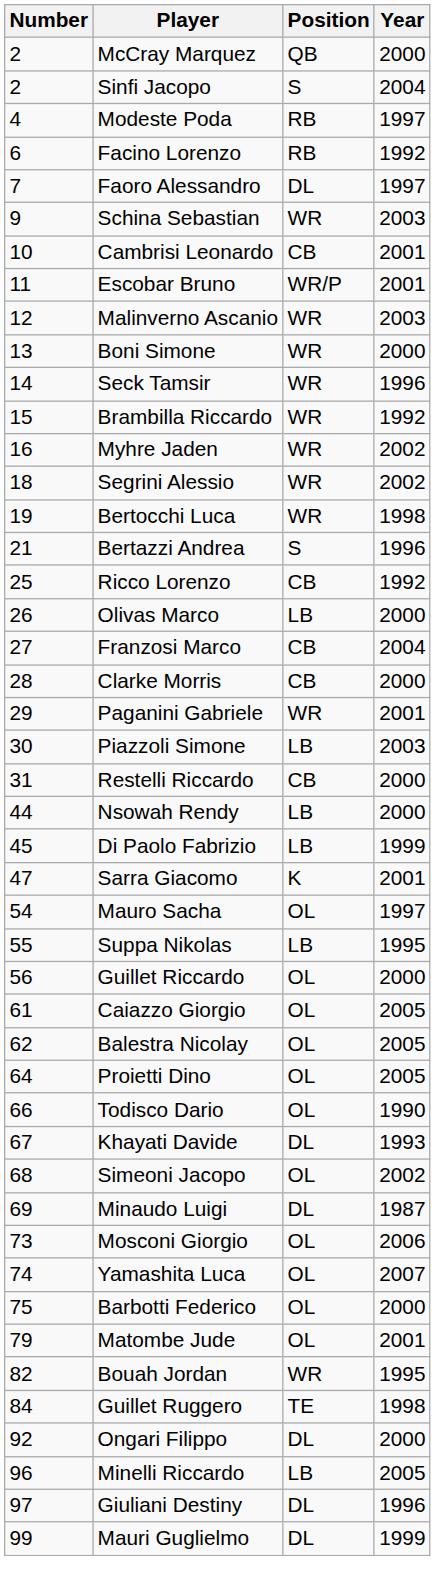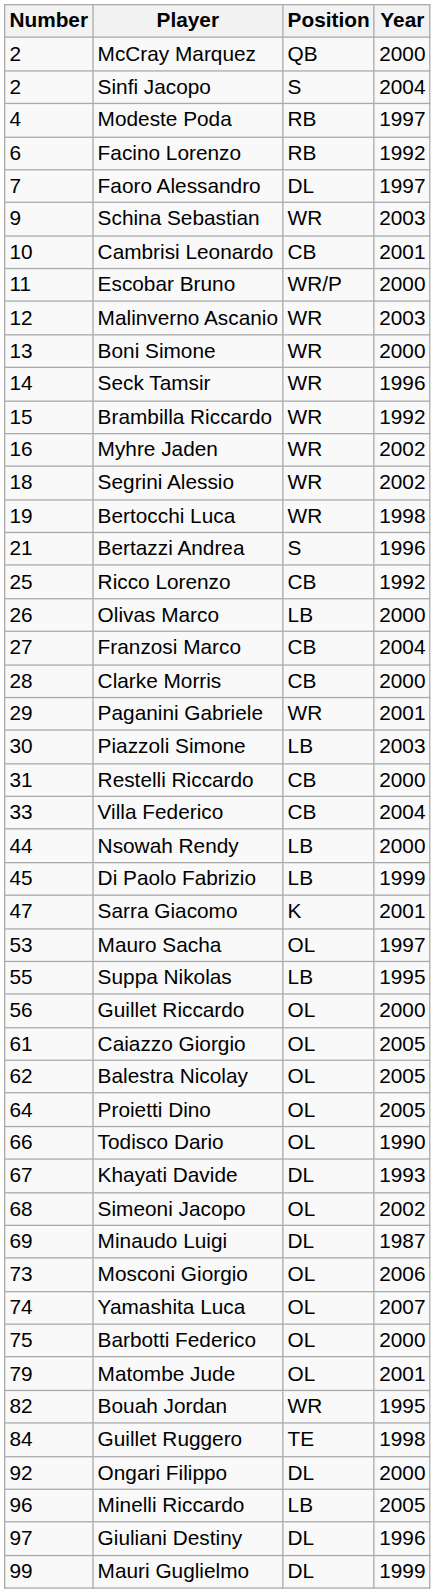(402, 284) 2001 -> (402, 284) 2000
+ row: (160, 812)
(21, 911) 54 -> (21, 944) 53
